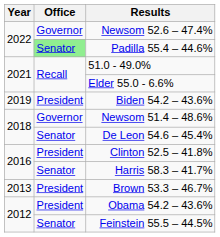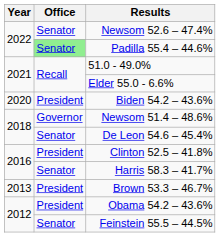(60, 30) Governor -> (56, 30) Senator
(19, 100) 2019 -> (19, 100) 2020
